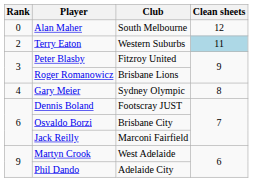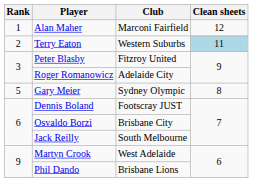(18, 28) 0 -> (18, 28) 1
(153, 28) South Melbourne -> (153, 28) Marconi Fairfield
(148, 75) Brisbane Lions -> (146, 75) Adelaide City
(18, 91) 4 -> (18, 91) 5
(153, 138) Marconi Fairfield -> (153, 138) South Melbourne
(146, 169) Adelaide City -> (148, 169) Brisbane Lions
